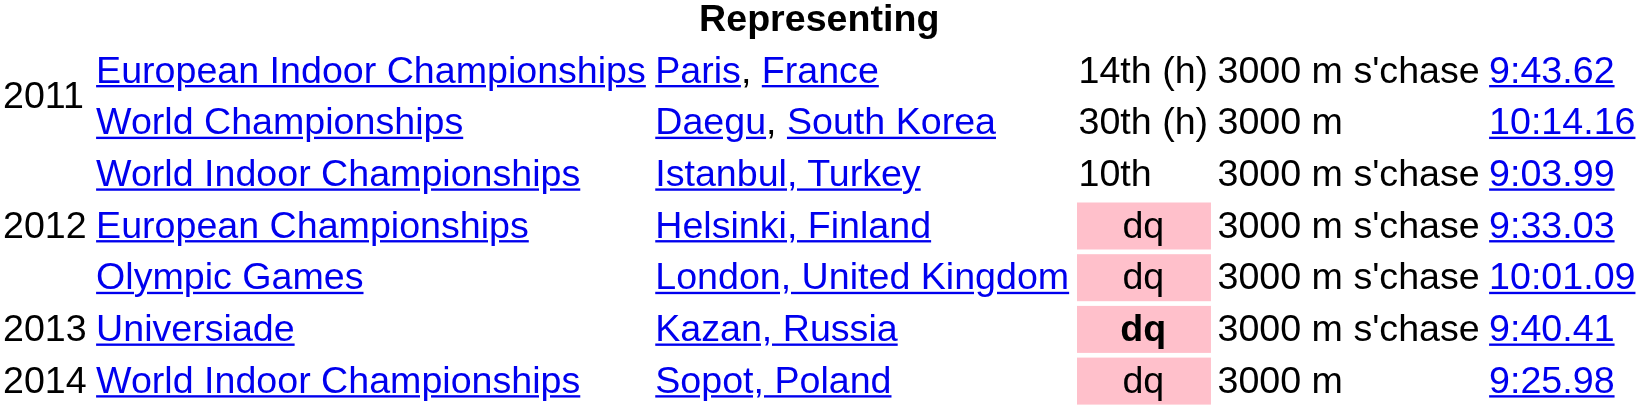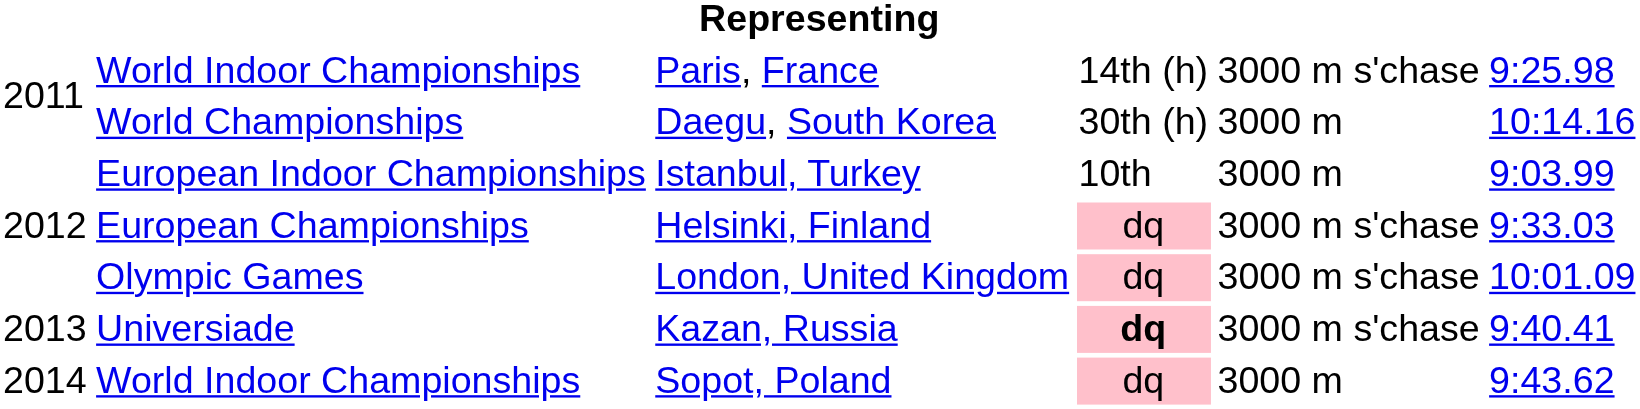(371, 70) European Indoor Championships -> (338, 70) World Indoor Championships
(1552, 70) 9:43.62 -> (1552, 70) 9:25.98
(338, 173) World Indoor Championships -> (371, 173) European Indoor Championships
(1349, 173) 3000 m s'chase -> (1280, 173) 3000 m
(1552, 380) 9:25.98 -> (1552, 380) 9:43.62
